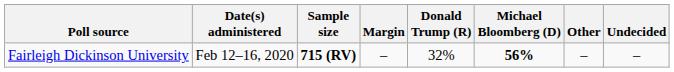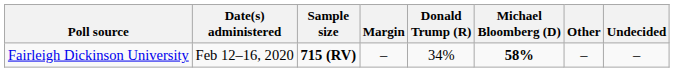(441, 55) 32% -> (441, 55) 34%
(519, 55) 56% -> (519, 55) 58%
